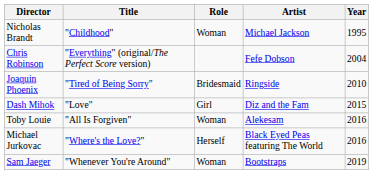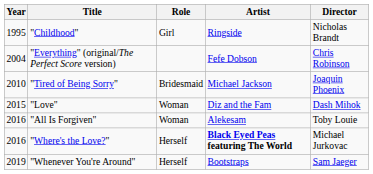columns swapped: (357, 12) <-> (34, 12)
(211, 32) Woman -> (167, 32) Girl
(277, 32) Michael Jackson -> (225, 32) Ringside
(262, 84) Ringside -> (240, 84) Michael Jackson
(204, 105) Girl -> (174, 105) Woman
(284, 141) normal -> (250, 141) bold
(211, 161) Woman -> (173, 161) Herself
